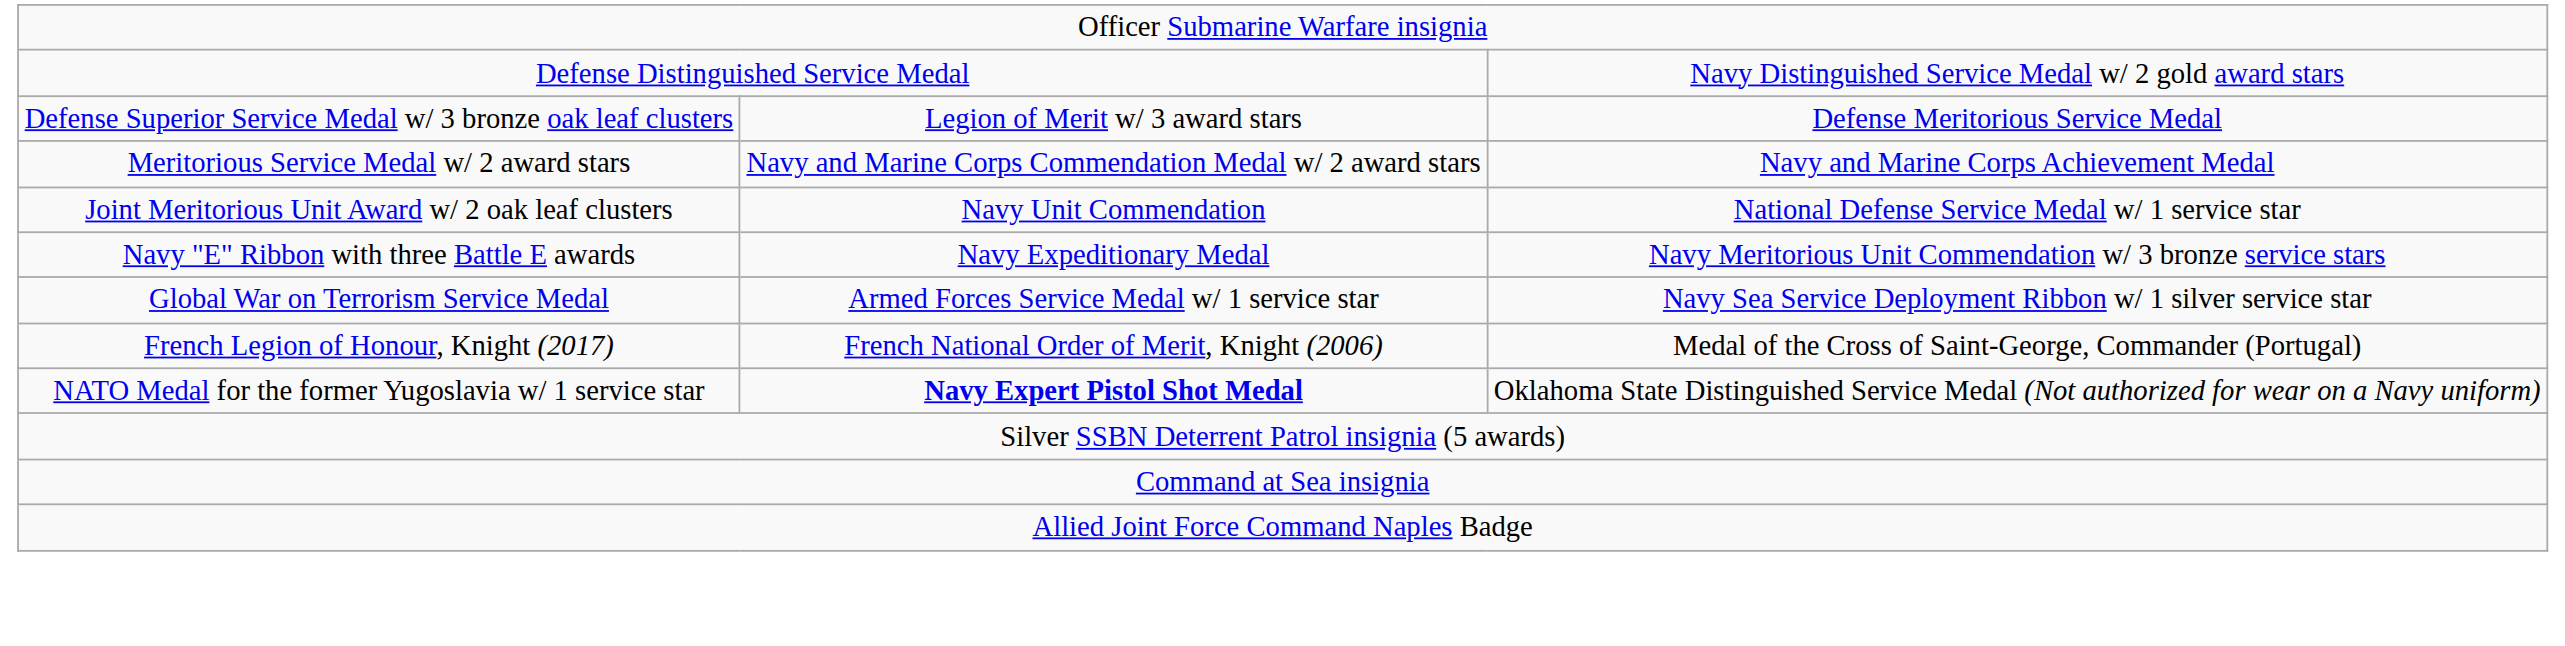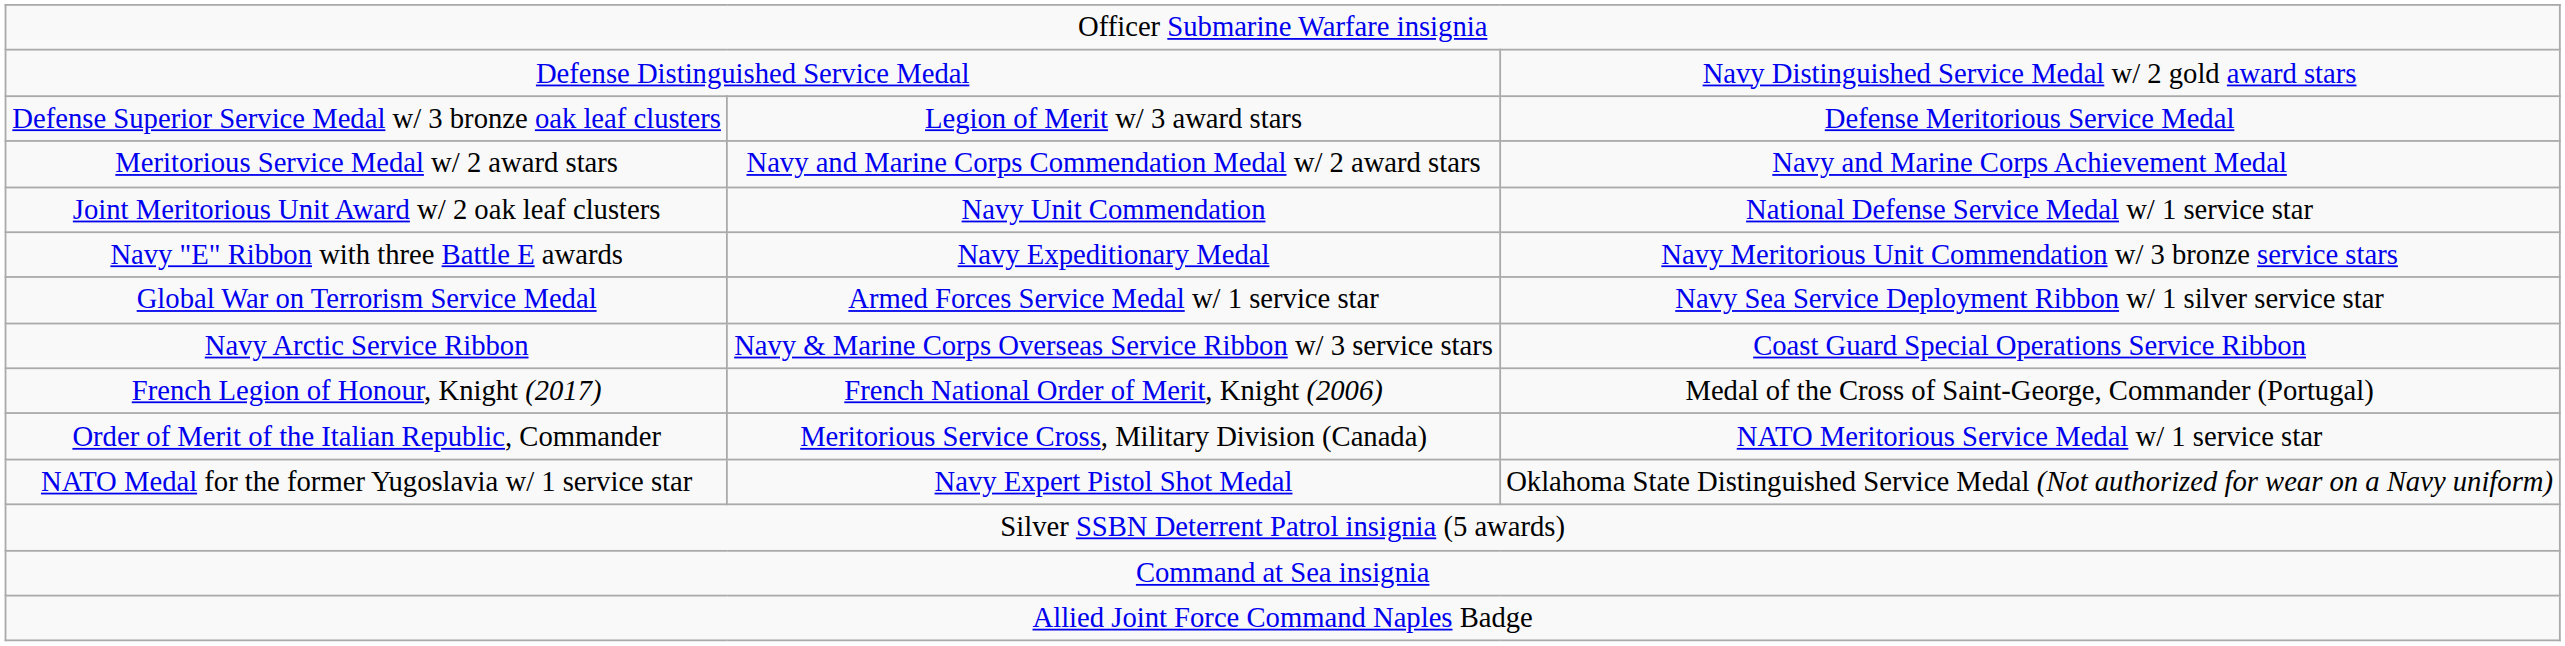+ row: (367, 345)
+ row: (367, 436)
(1114, 390) bold -> (1114, 481) normal
